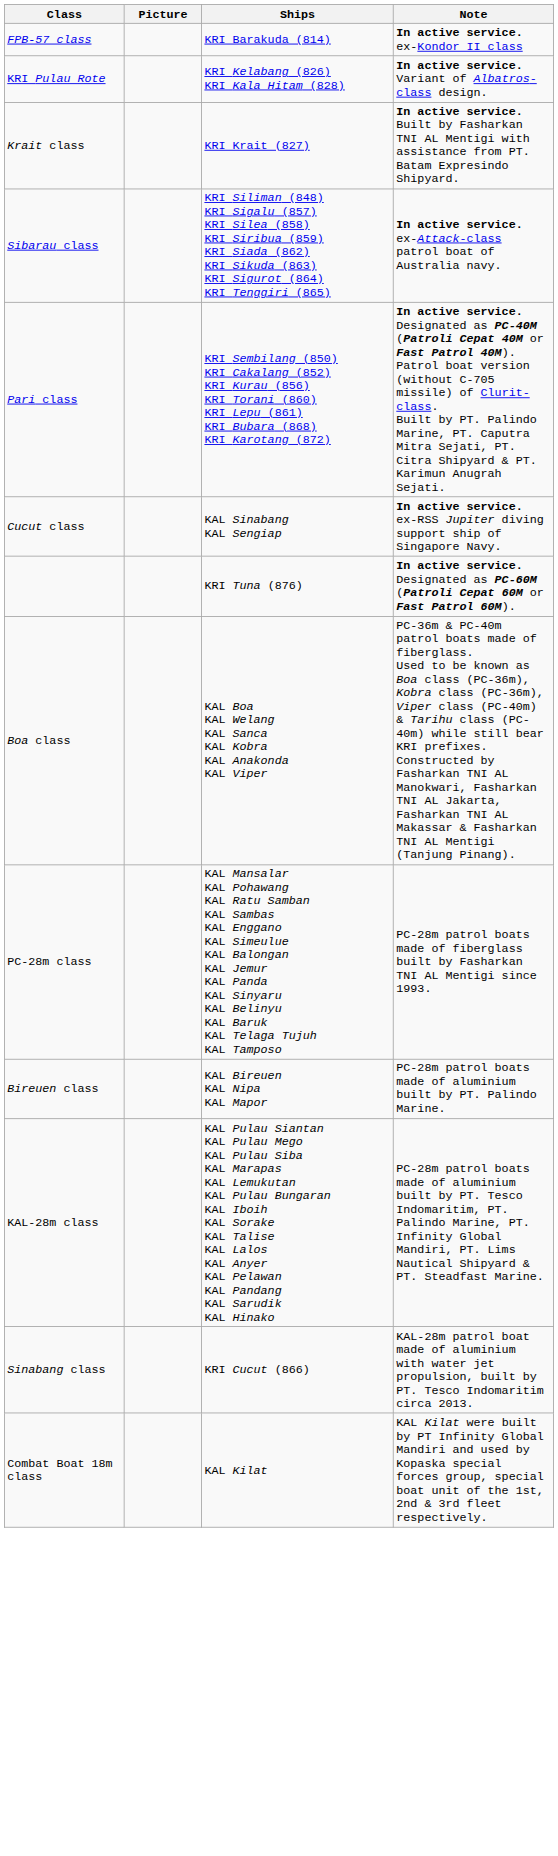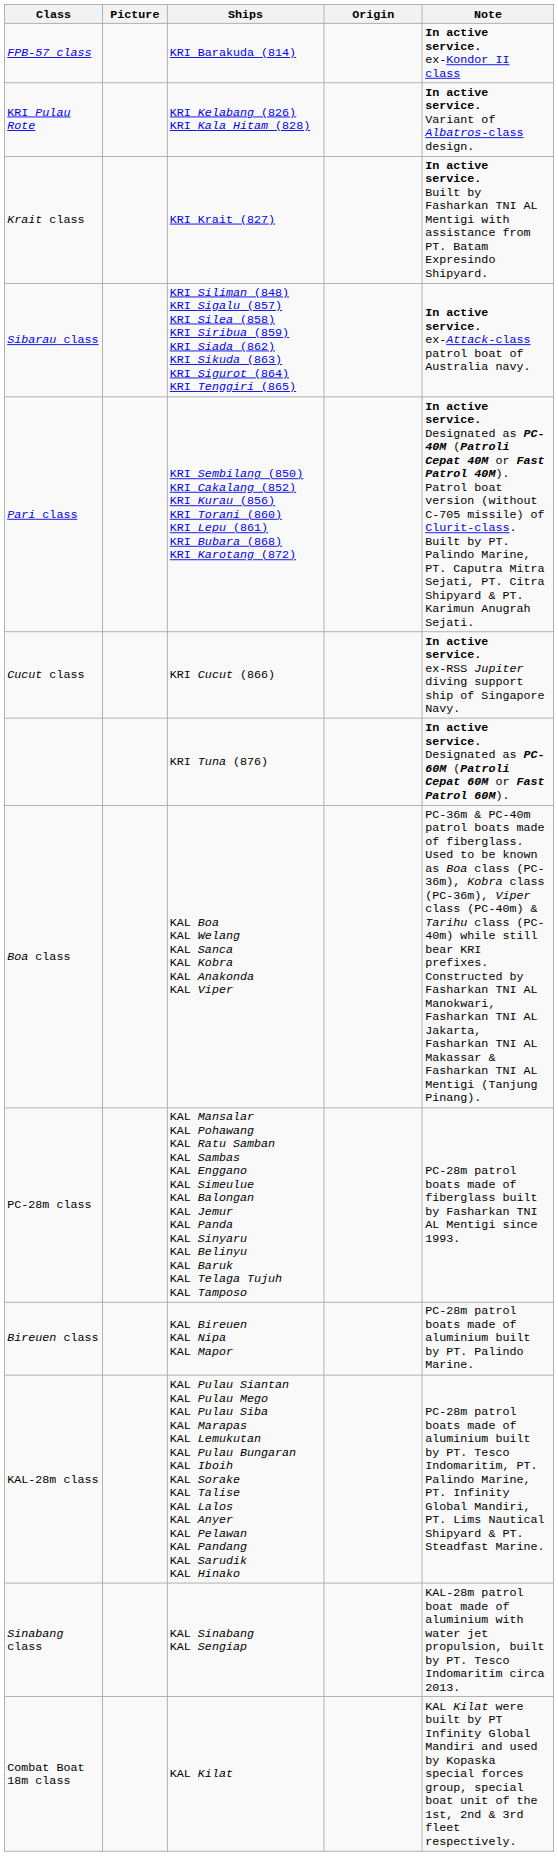+ column: (373, 14)
(247, 527) KAL Sinabang KAL Sengiap -> (222, 675) KRI Cucut (866)
(257, 1370) KRI Cucut (866) -> (212, 1640) KAL Sinabang KAL Sengiap
